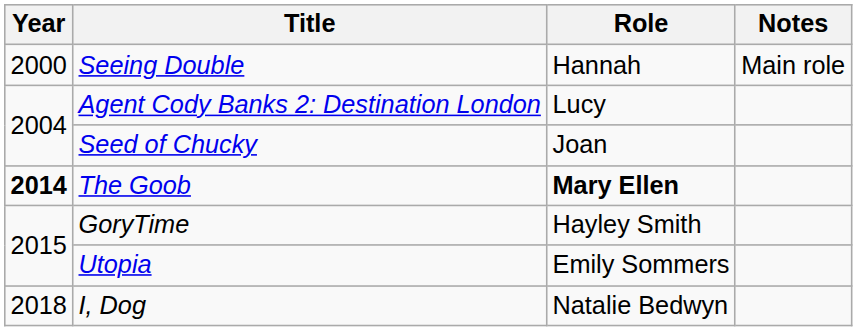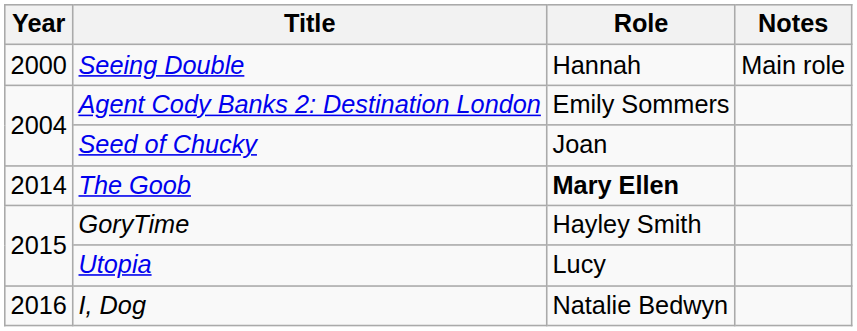(579, 104) Lucy -> (641, 104) Emily Sommers
(39, 184) bold -> (39, 184) normal
(641, 265) Emily Sommers -> (579, 265) Lucy
(39, 305) 2018 -> (39, 305) 2016
